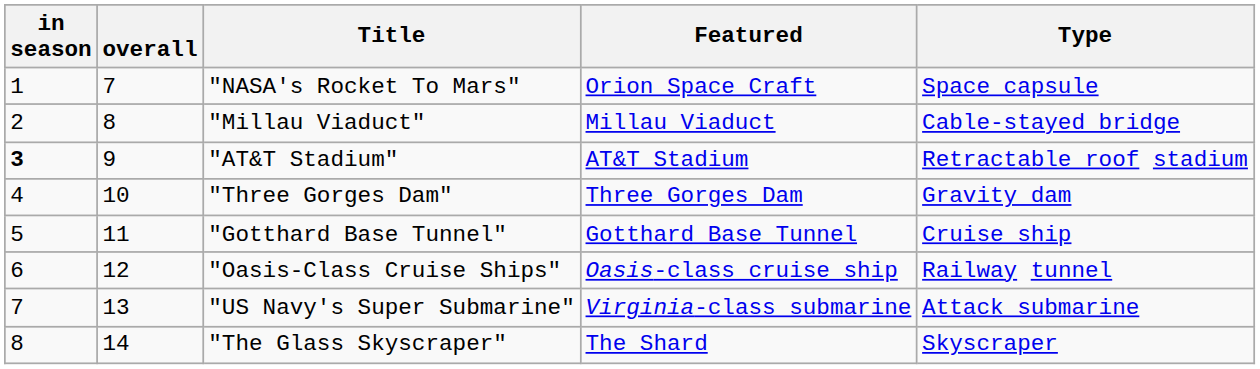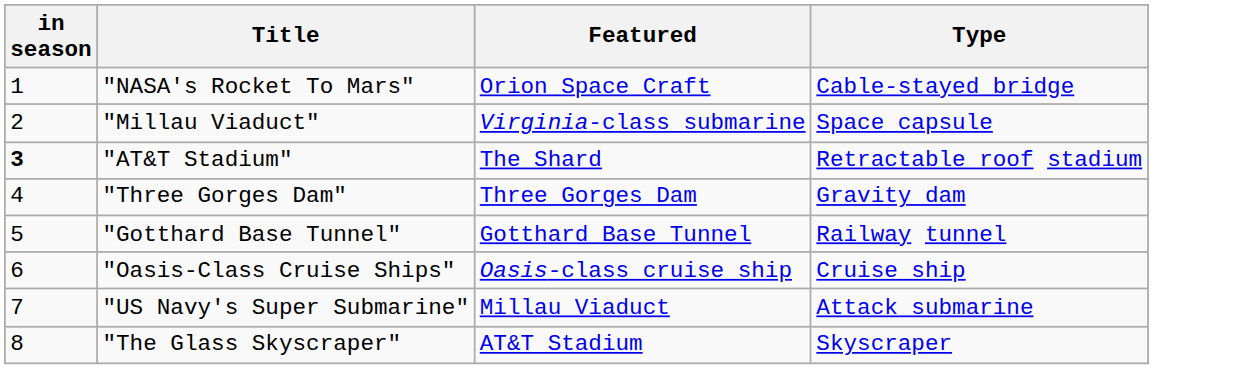- column: (150, 49)
(1010, 86) Space capsule -> (945, 86) Cable-stayed bridge
(681, 123) Millau Viaduct -> (643, 123) Virginia-class submarine
(1051, 123) Cable-stayed bridge -> (905, 123) Space capsule
(667, 160) AT&T Stadium -> (541, 160) The Shard
(997, 234) Cruise ship -> (911, 234) Railway tunnel
(1017, 271) Railway tunnel -> (891, 271) Cruise ship
(748, 307) Virginia-class submarine -> (575, 307) Millau Viaduct
(647, 344) The Shard -> (561, 344) AT&T Stadium
